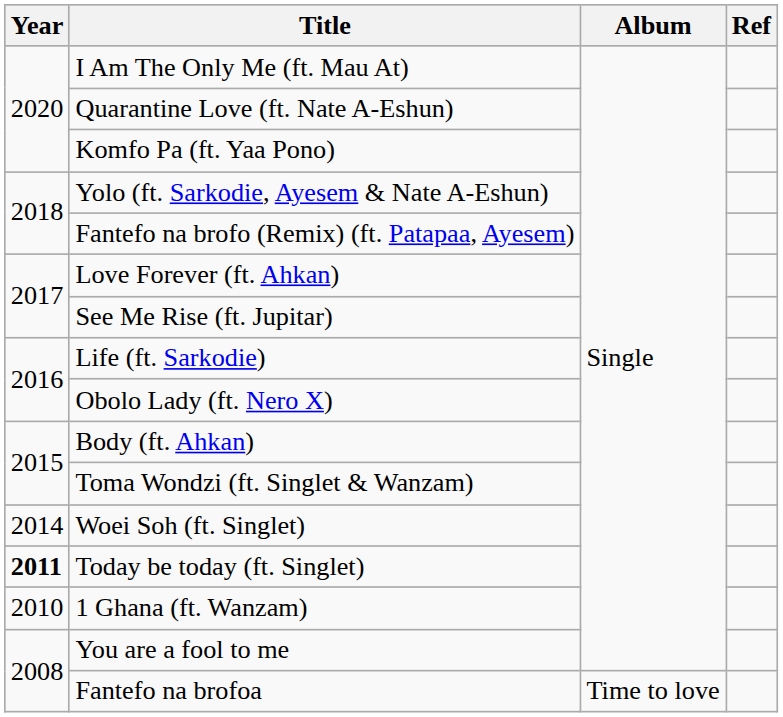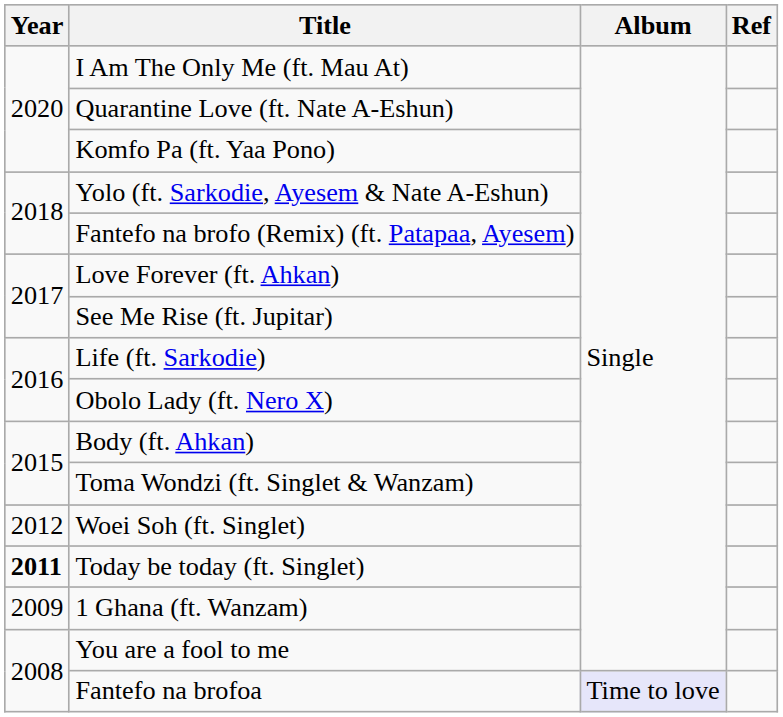(37, 524) 2014 -> (37, 524) 2012
(37, 607) 2010 -> (37, 607) 2009
(653, 691) no background -> (653, 691) lavender background
